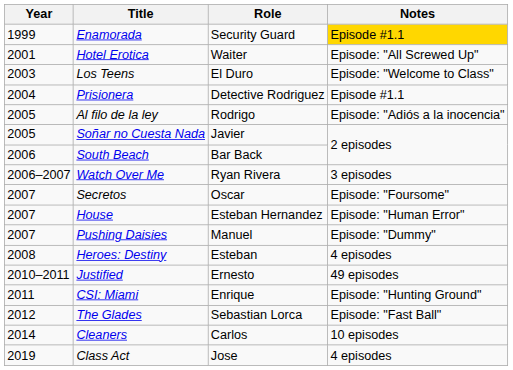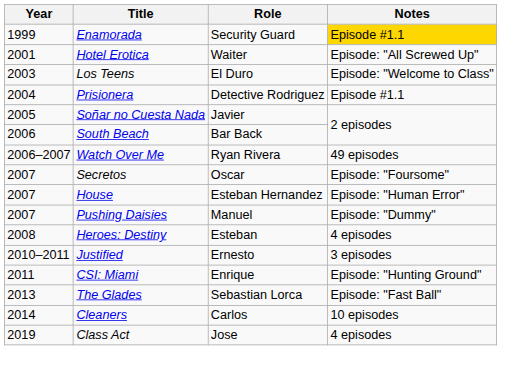- row: (117, 114)
(361, 174) 3 episodes -> (365, 154) 49 episodes
(365, 275) 49 episodes -> (361, 255) 3 episodes
(21, 315) 2012 -> (21, 295) 2013
